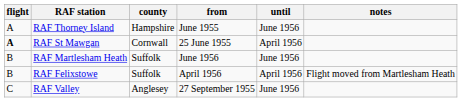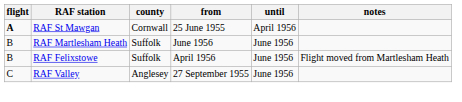- row: (74, 27)
(281, 74) April 1956 -> (273, 58) June 1956
